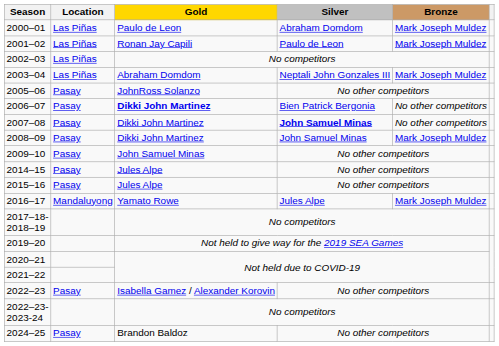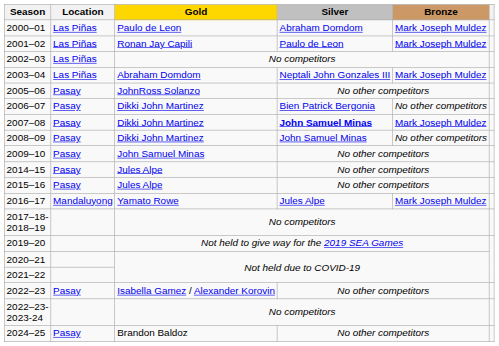(164, 106) bold -> (161, 106) normal
(441, 122) No other competitors -> (441, 122) Mark Joseph Muldez
(441, 138) Mark Joseph Muldez -> (441, 138) No other competitors
